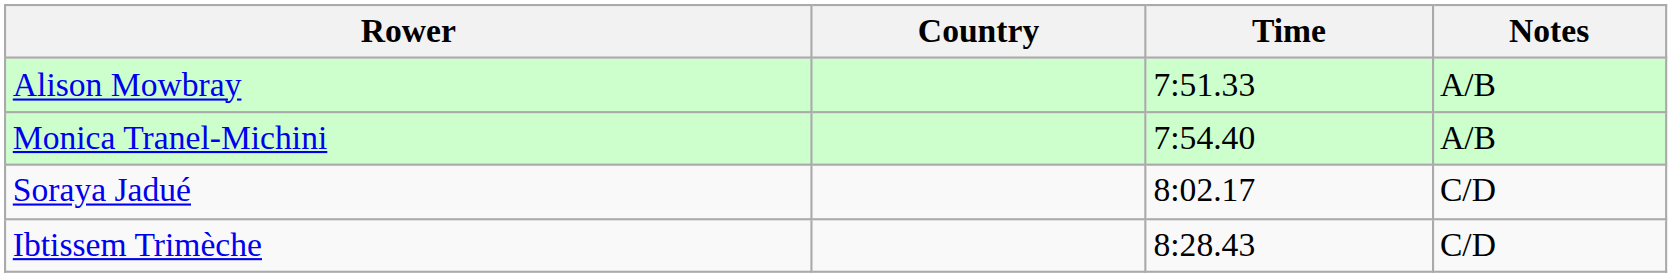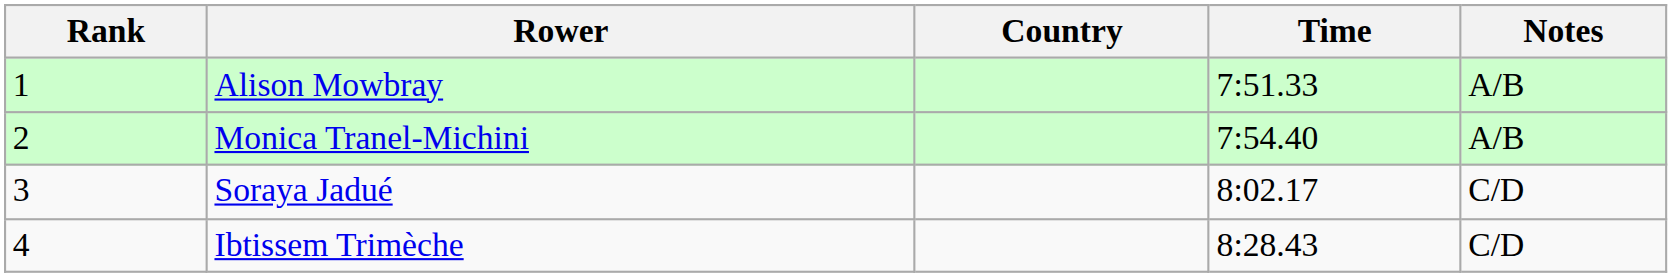+ column: (106, 31)
